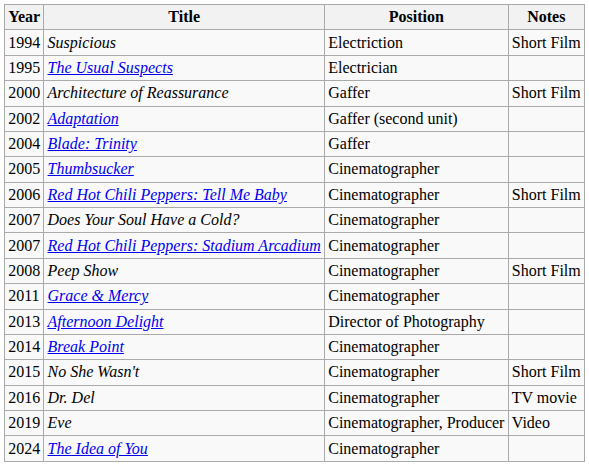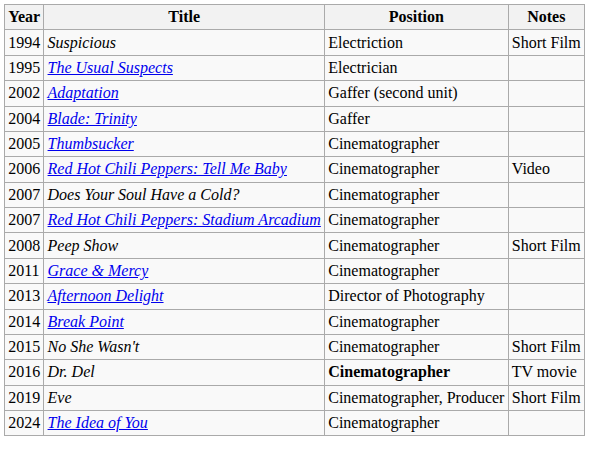- row: (138, 93)
(546, 194) Short Film -> (531, 169) Video
(384, 397) normal -> (389, 372) bold
(531, 423) Video -> (546, 397) Short Film
